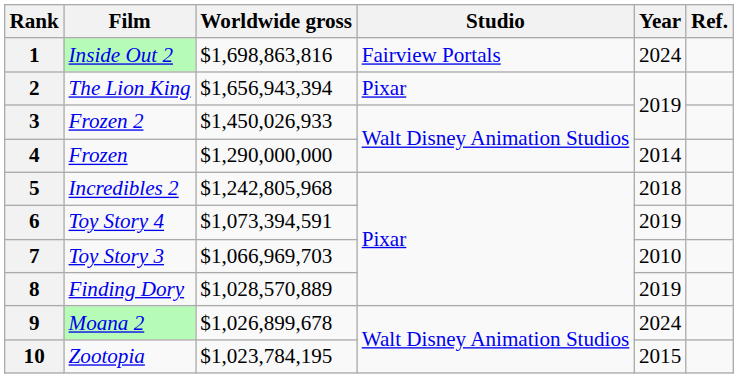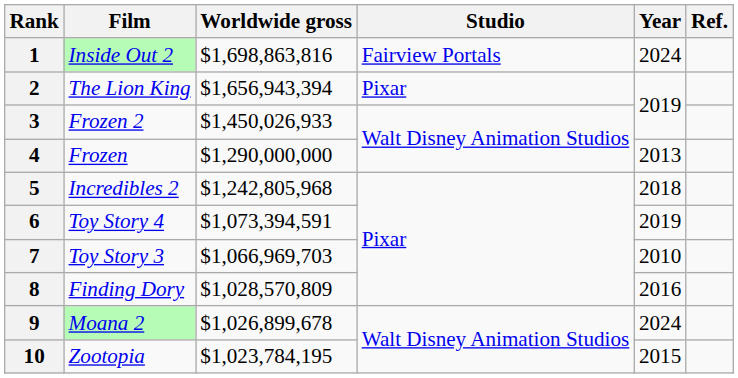(660, 155) 2014 -> (660, 155) 2013
(266, 289) $1,028,570,889 -> (266, 289) $1,028,570,809
(660, 289) 2019 -> (660, 289) 2016
